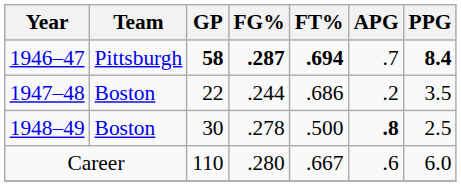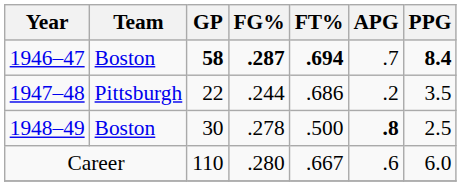(138, 57) Pittsburgh -> (125, 57) Boston
(125, 93) Boston -> (138, 93) Pittsburgh
